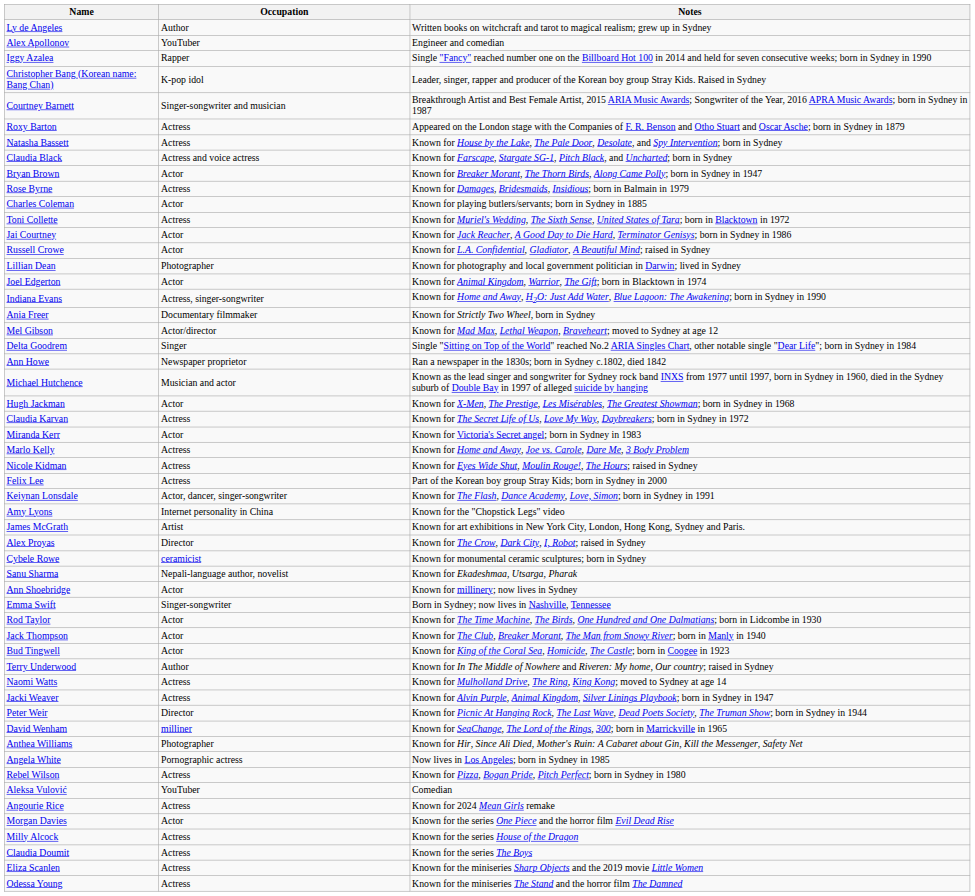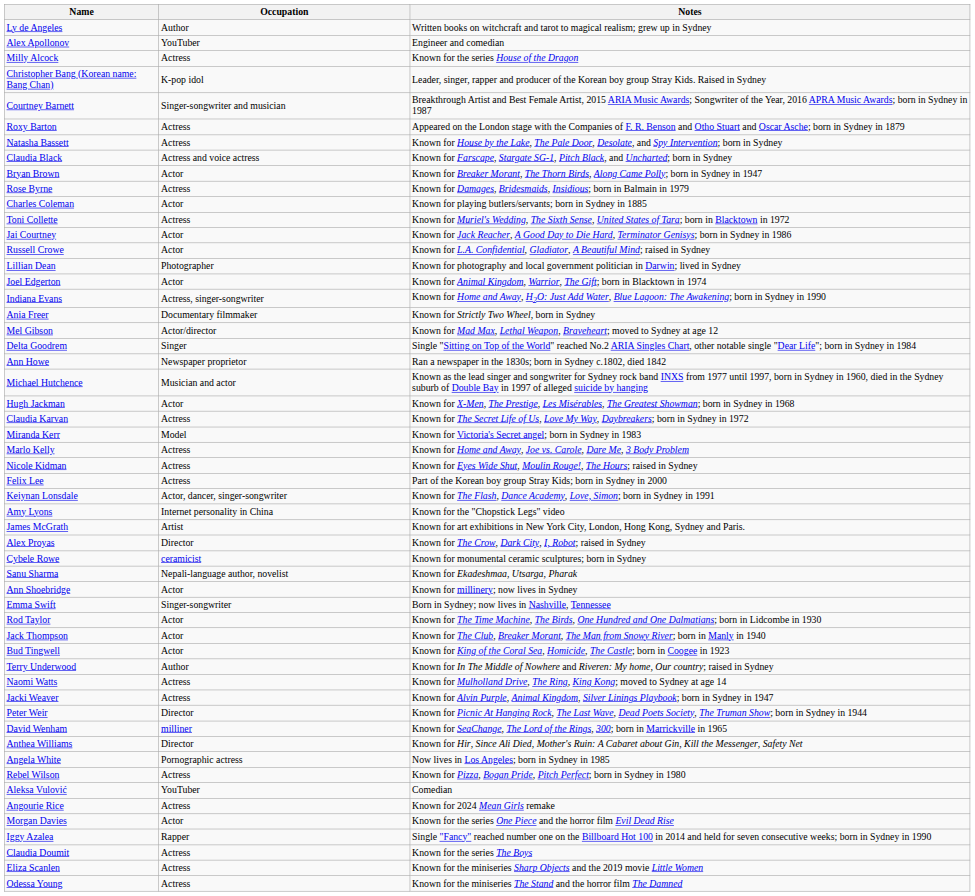rows swapped: (30, 58) <-> (32, 837)
(172, 434) Actor -> (174, 434) Model
(187, 744) Photographer -> (177, 744) Director
